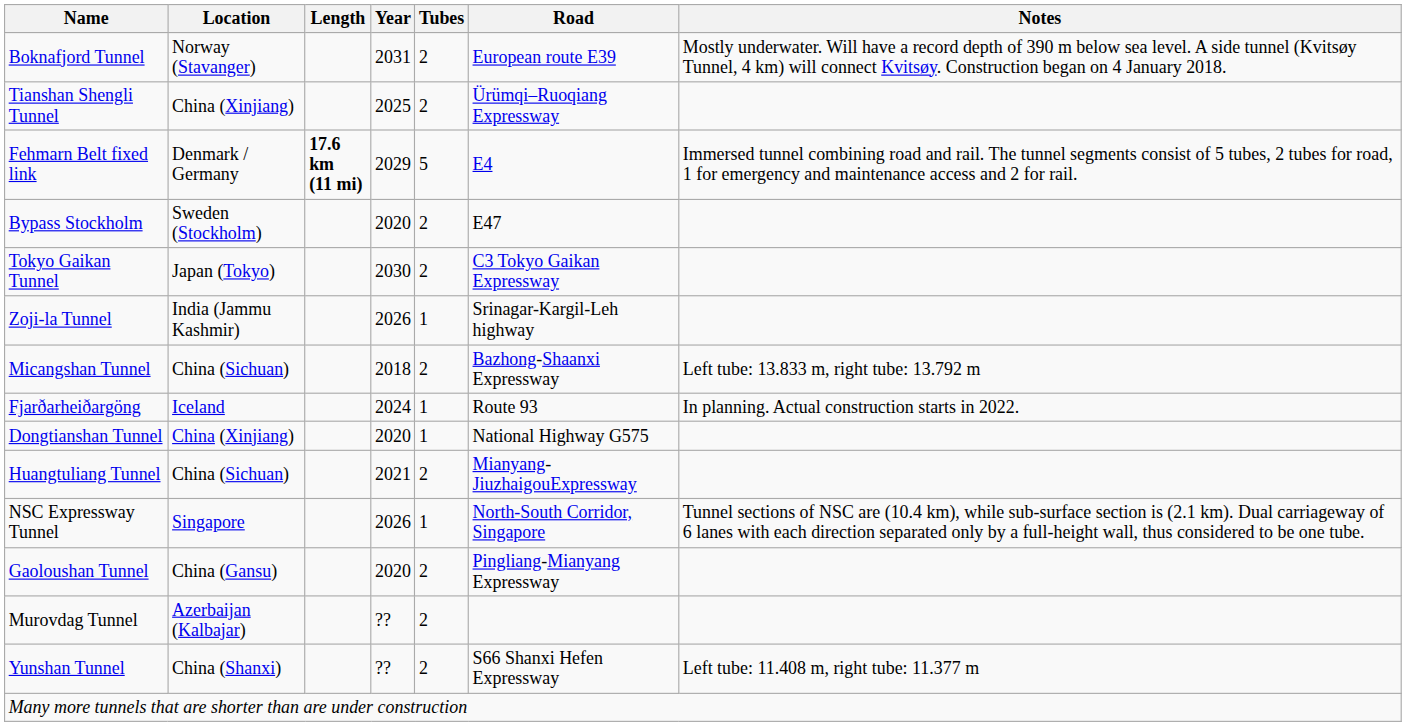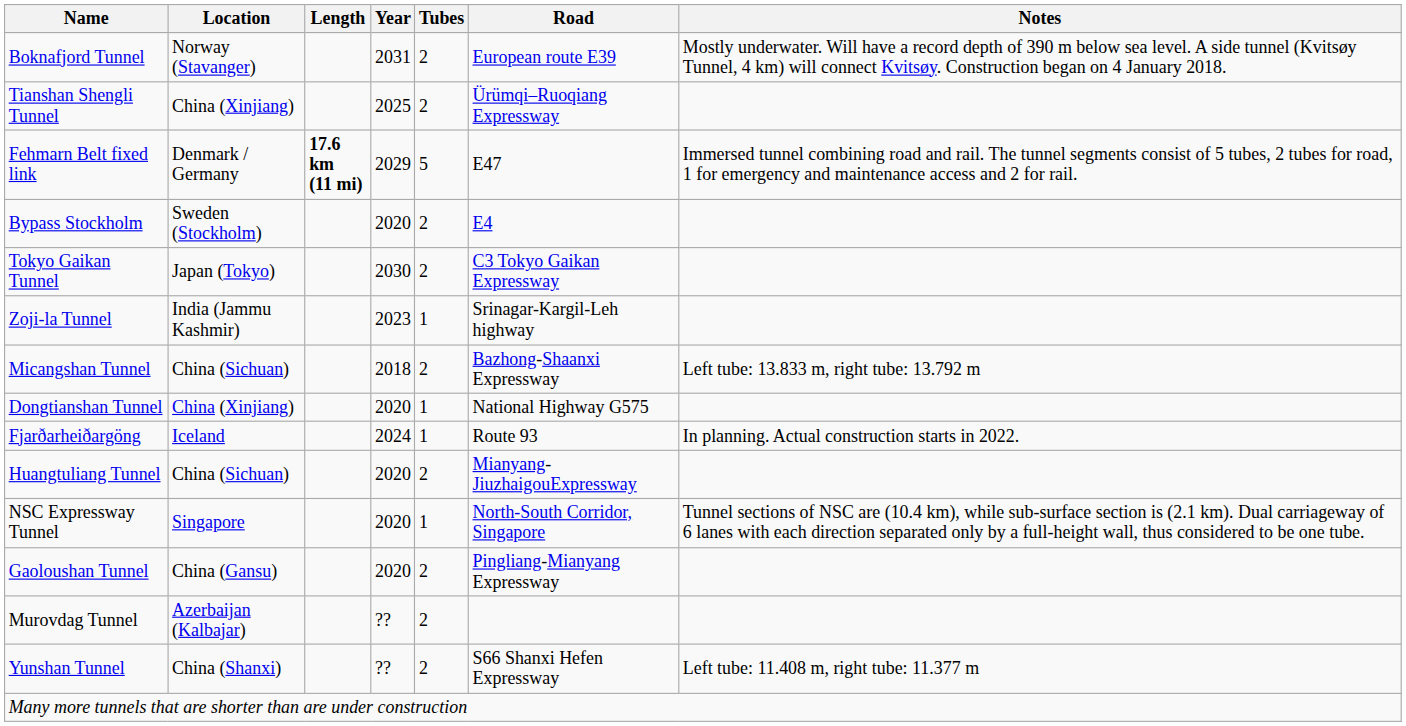(483, 164) E4 -> (487, 164) E47
(487, 223) E47 -> (483, 223) E4
(393, 320) 2026 -> (393, 320) 2023
rows swapped: (75, 407) <-> (86, 435)
(393, 474) 2021 -> (393, 474) 2020
(393, 522) 2026 -> (393, 522) 2020
